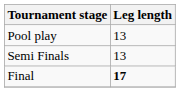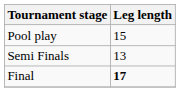(120, 35) 13 -> (120, 35) 15
